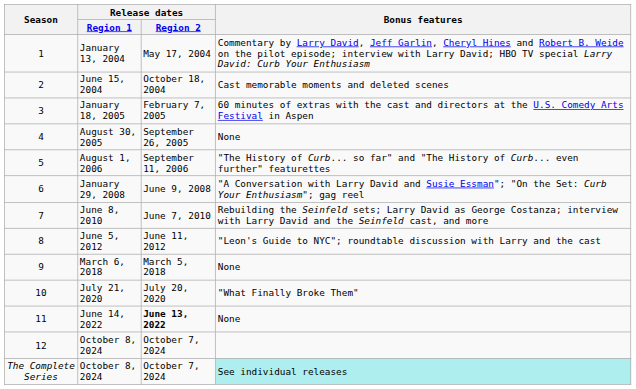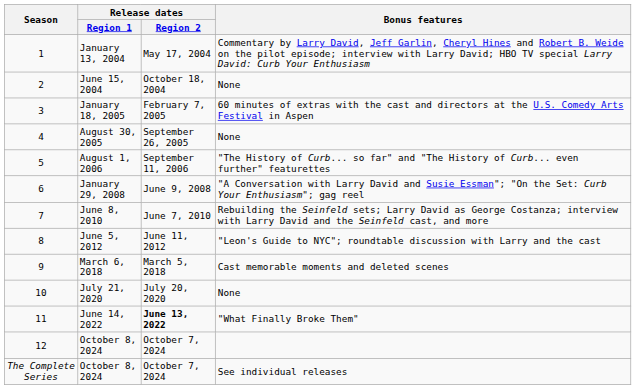(333, 85) Cast memorable moments and deleted scenes -> (229, 85) None
(229, 267) None -> (333, 267) Cast memorable moments and deleted scenes
(288, 293) "What Finally Broke Them" -> (229, 293) None
(229, 319) None -> (288, 319) "What Finally Broke Them"
(283, 371) paleturquoise background -> (283, 371) no background
